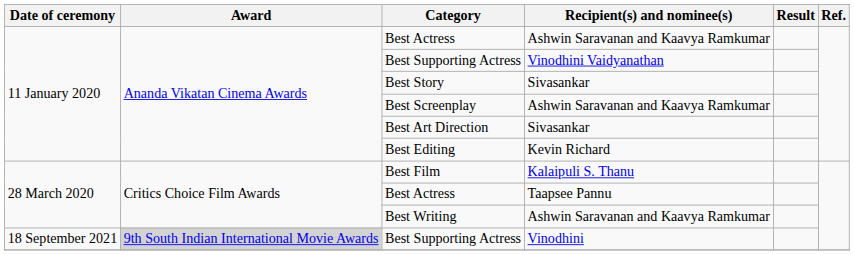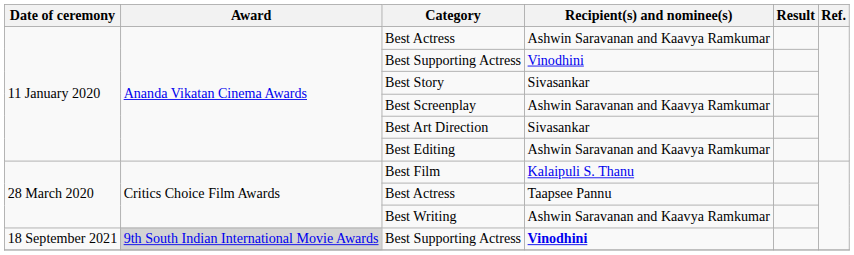(596, 60) Vinodhini Vaidyanathan -> (556, 60) Vinodhini
(569, 149) Kevin Richard -> (649, 149) Ashwin Saravanan and Kaavya Ramkumar
(556, 238) normal -> (557, 238) bold
